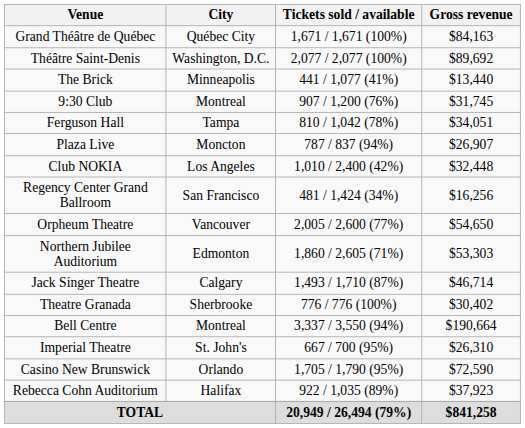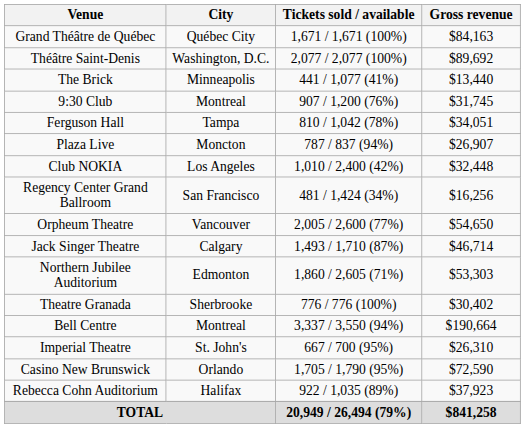rows swapped: (85, 283) <-> (85, 253)
